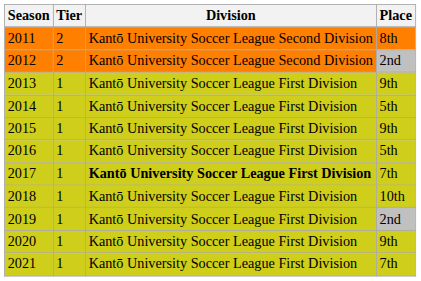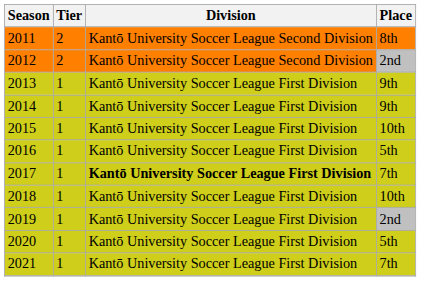(389, 106) 5th -> (389, 106) 9th
(389, 128) 9th -> (392, 128) 10th
(389, 241) 9th -> (389, 241) 5th
